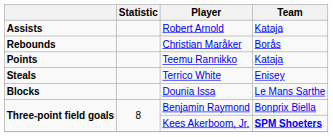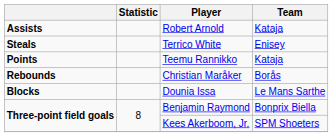rows swapped: (202, 44) <-> (192, 76)
(288, 124) bold -> (287, 124) normal
